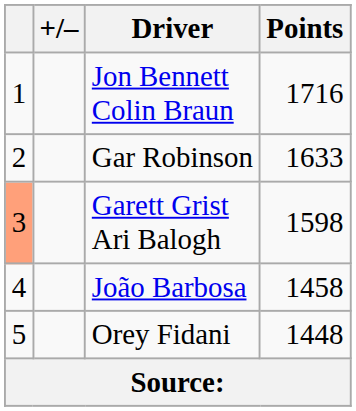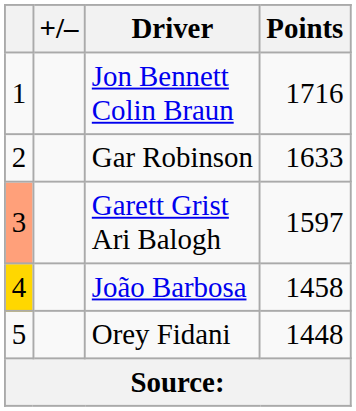(314, 222) 1598 -> (314, 222) 1597
(19, 287) no background -> (19, 287) gold background
